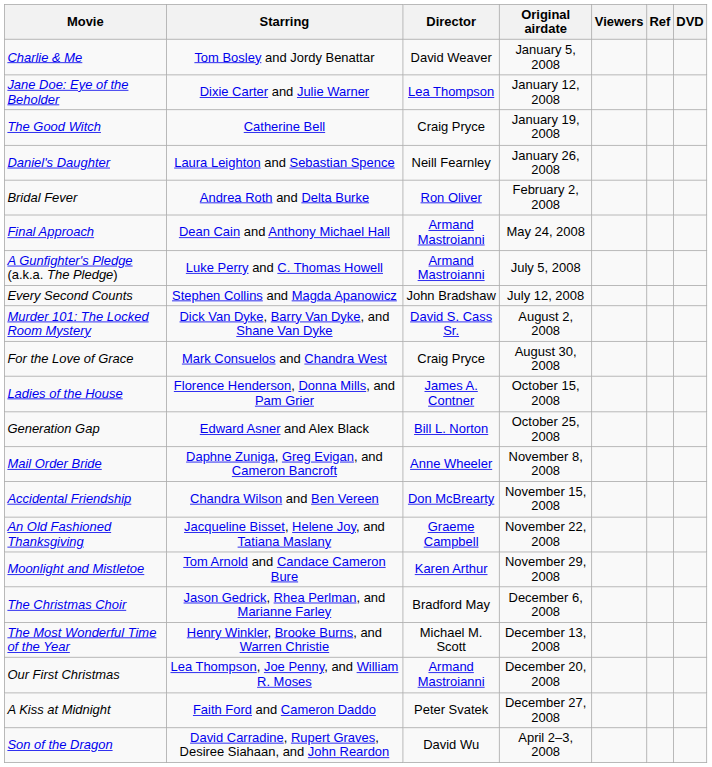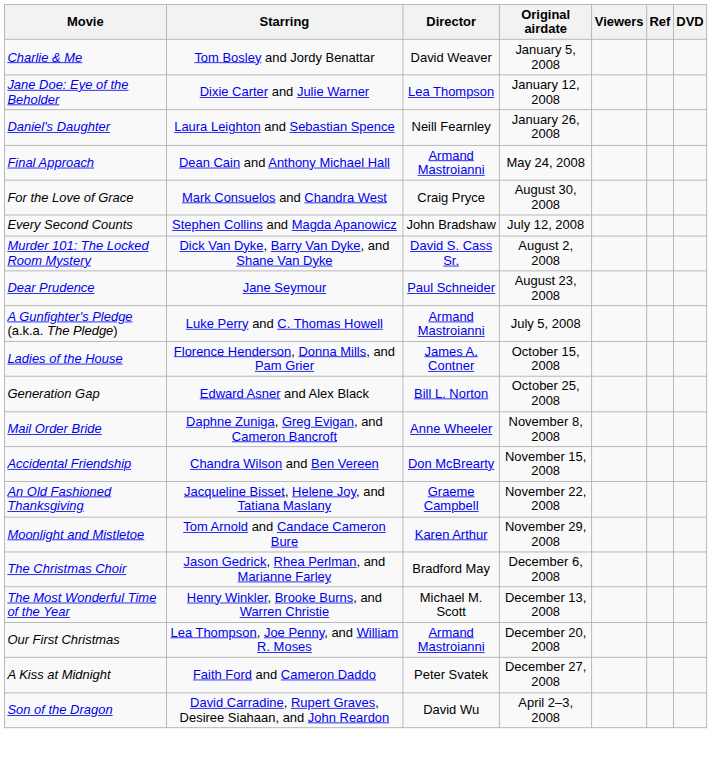- row: (54, 127)
- row: (42, 197)
rows swapped: (70, 268) <-> (70, 358)
+ row: (51, 288)
